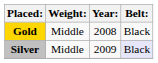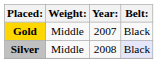(105, 31) 2008 -> (105, 31) 2007
(105, 49) 2009 -> (105, 49) 2008
